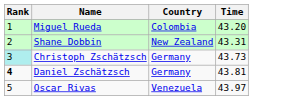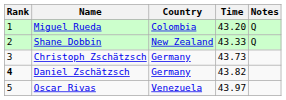+ column: (265, 12)
(232, 43) 43.31 -> (232, 43) 43.33
(9, 58) paleturquoise background -> (9, 58) no background
(232, 73) 43.81 -> (232, 73) 43.82
